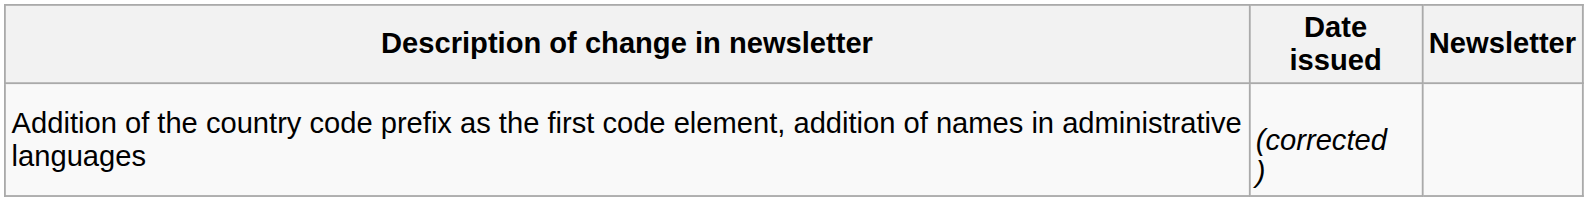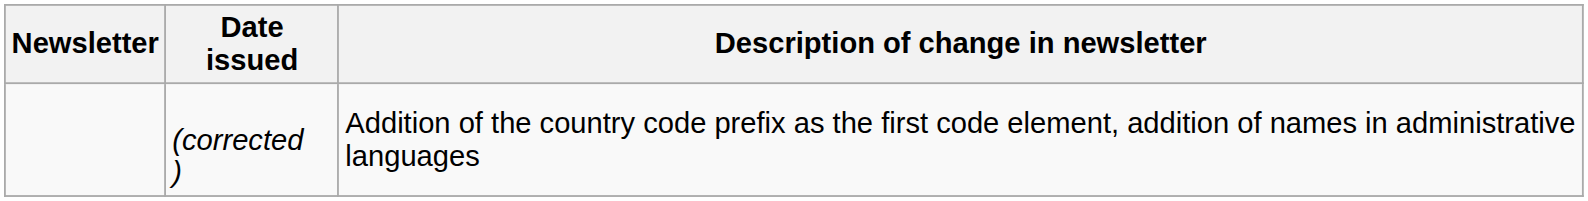columns swapped: (1502, 43) <-> (627, 43)
